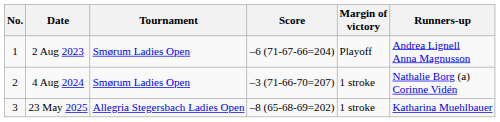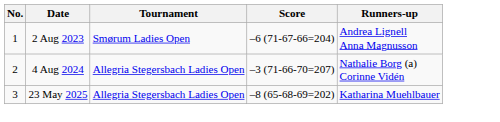- column: (363, 20)
(141, 83) Smørum Ladies Open -> (169, 70) Allegria Stegersbach Ladies Open
